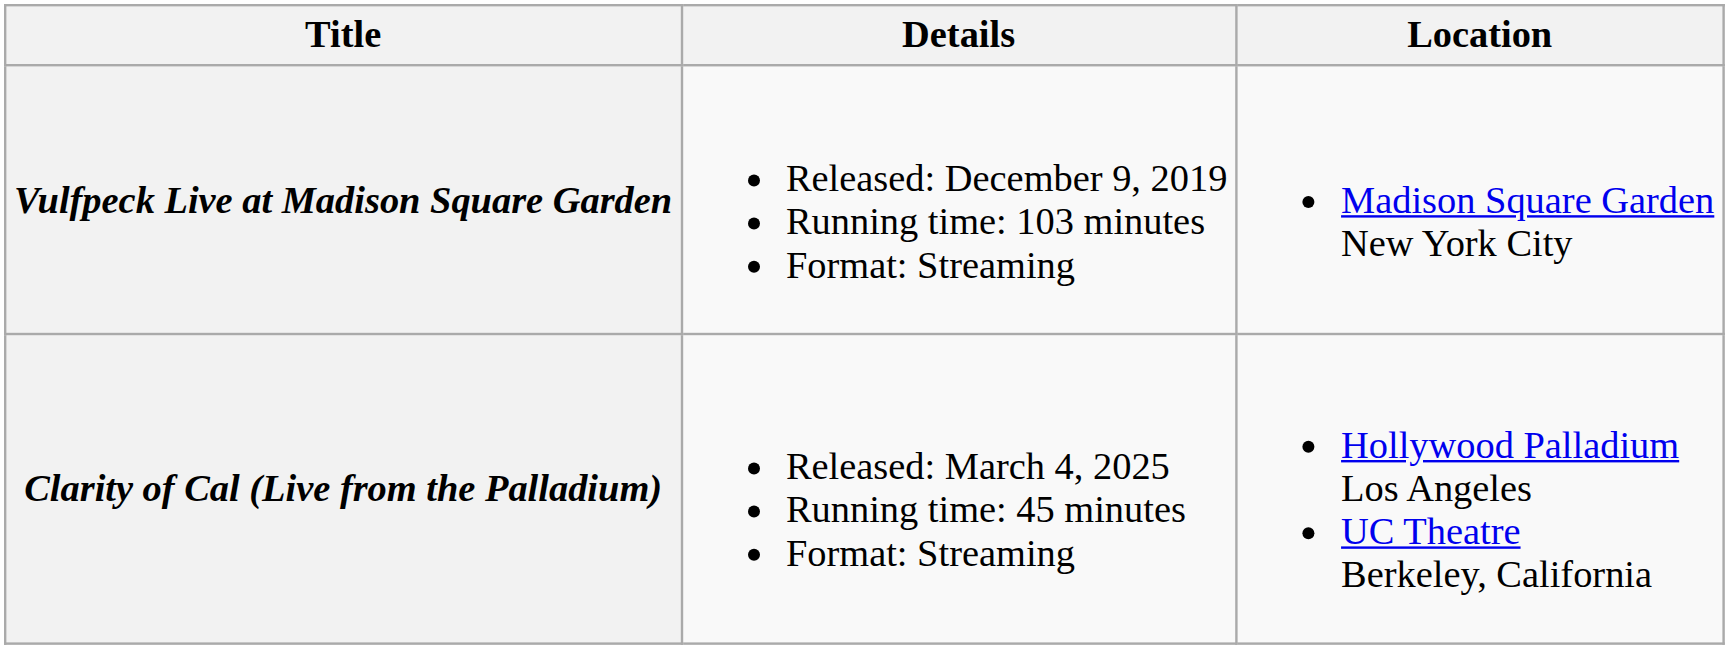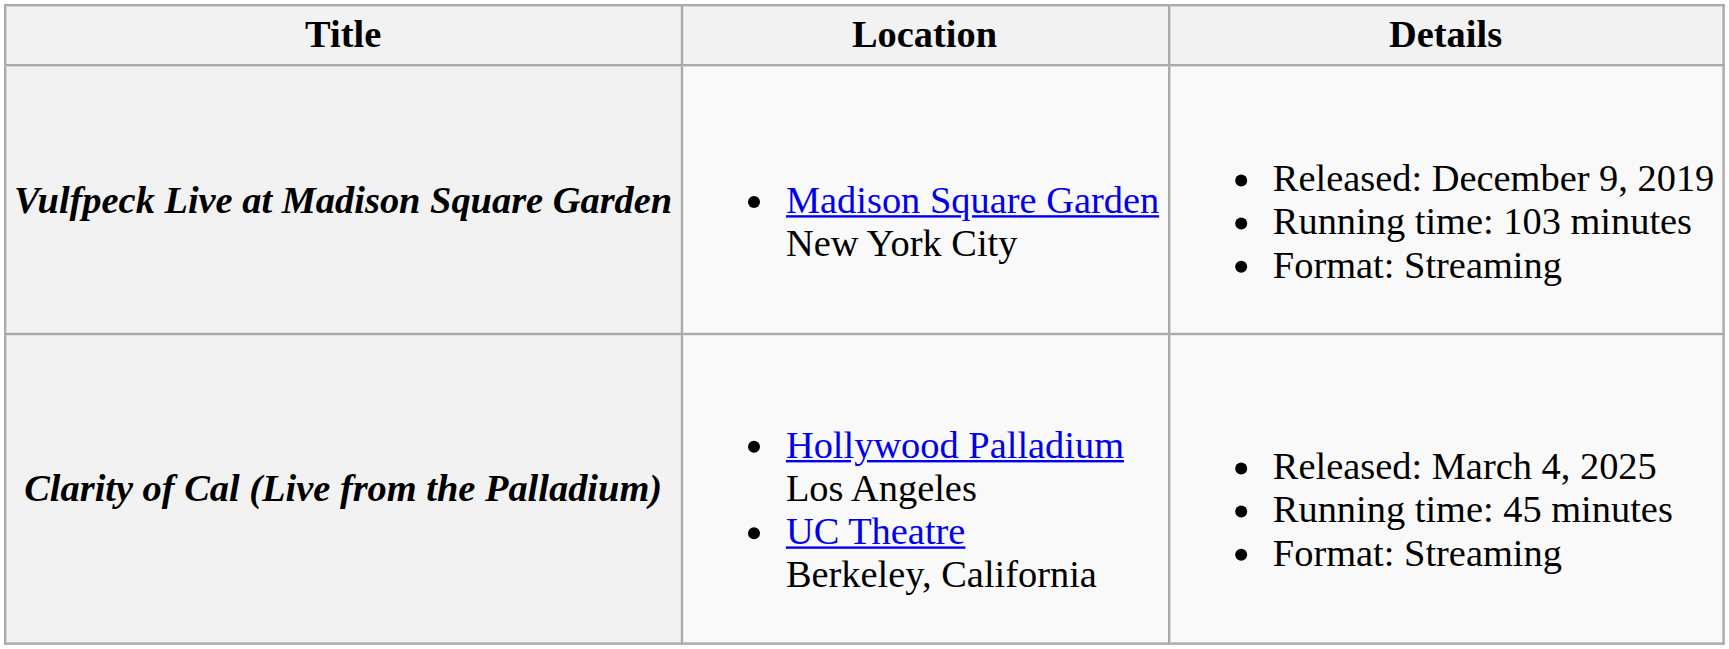columns swapped: (959, 34) <-> (1480, 34)
